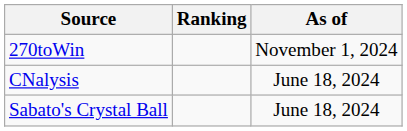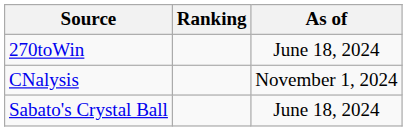(326, 49) November 1, 2024 -> (326, 49) June 18, 2024
(326, 79) June 18, 2024 -> (326, 79) November 1, 2024
